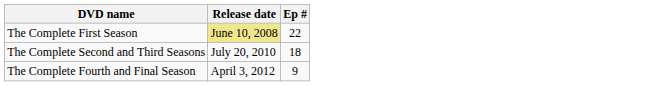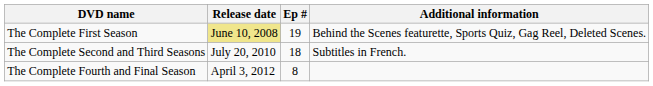+ column: (479, 14)
(295, 33) 22 -> (295, 33) 19
(295, 71) 9 -> (295, 71) 8
